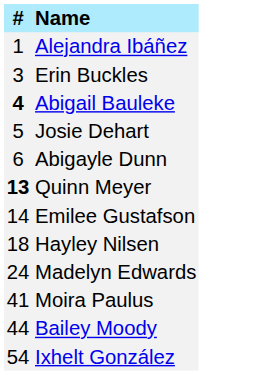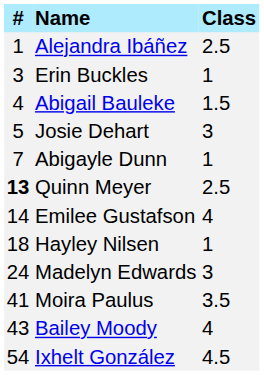+ column: (229, 18)
(18, 103) bold -> (18, 103) normal
(18, 159) 6 -> (18, 159) 7
(18, 328) 44 -> (18, 328) 43
